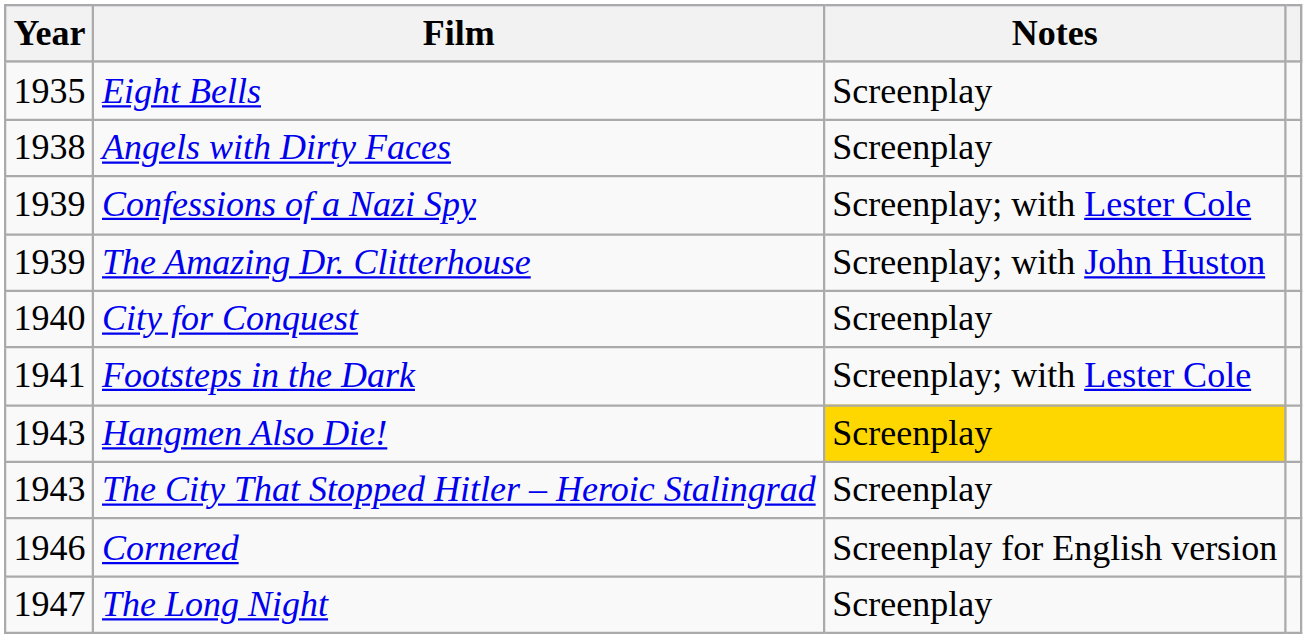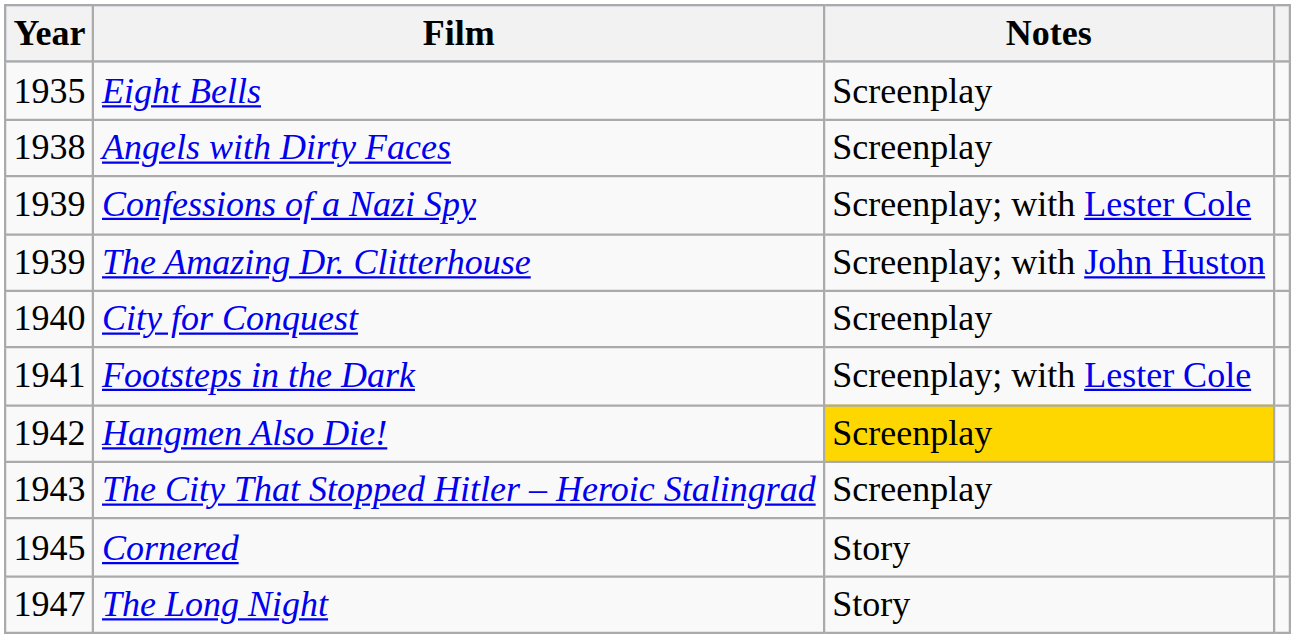(49, 432) 1943 -> (49, 432) 1942
(49, 546) 1946 -> (49, 546) 1945
(1055, 546) Screenplay for English version -> (871, 546) Story
(912, 603) Screenplay -> (871, 603) Story
